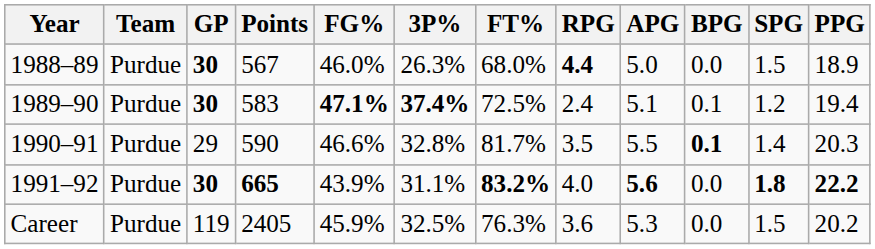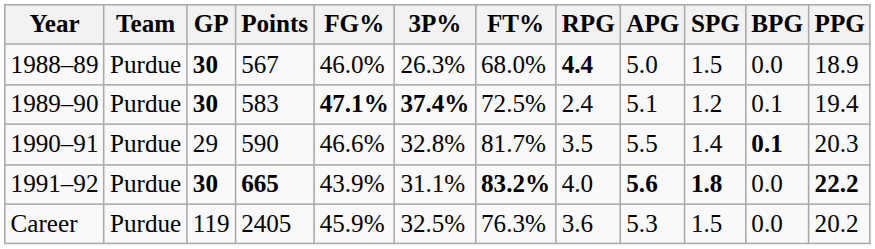columns swapped: (779, 24) <-> (717, 24)
